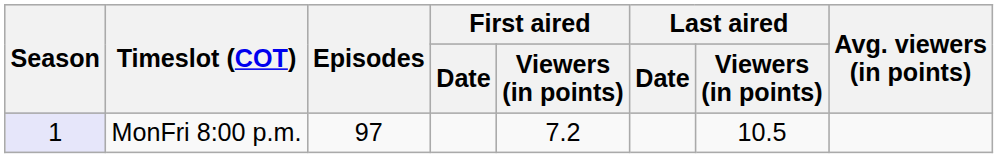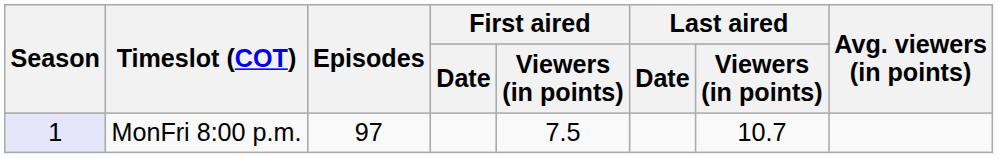(563, 132) 7.2 -> (563, 132) 7.5
(762, 132) 10.5 -> (762, 132) 10.7
